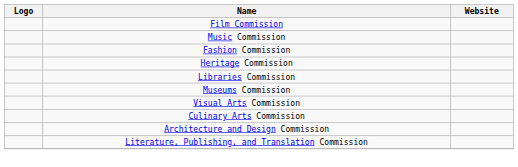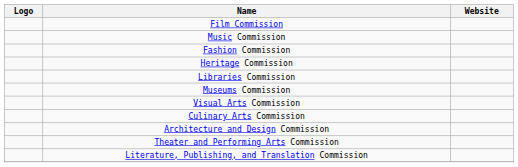+ row: (247, 142)
